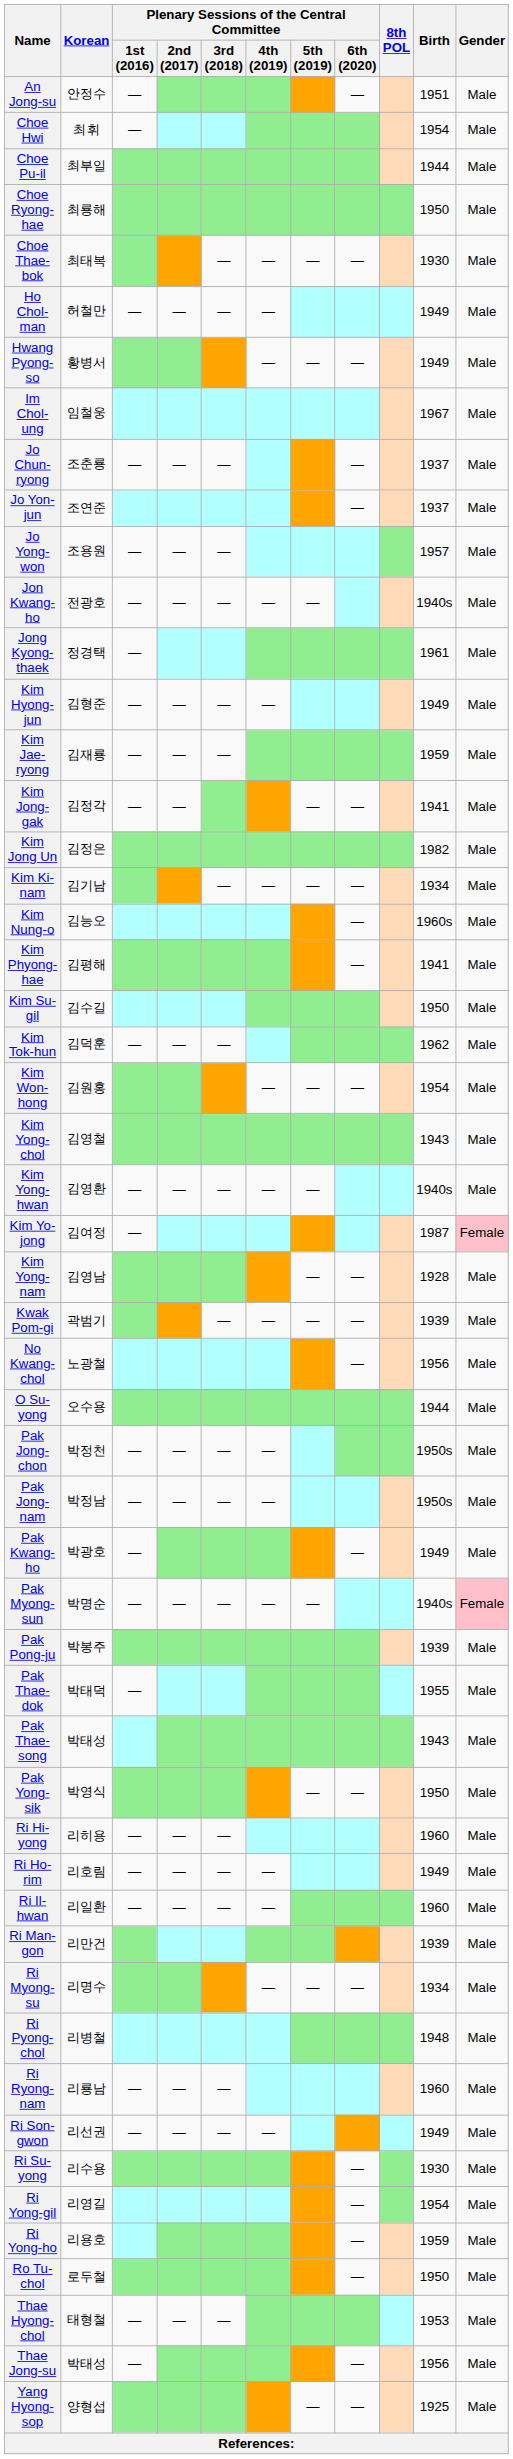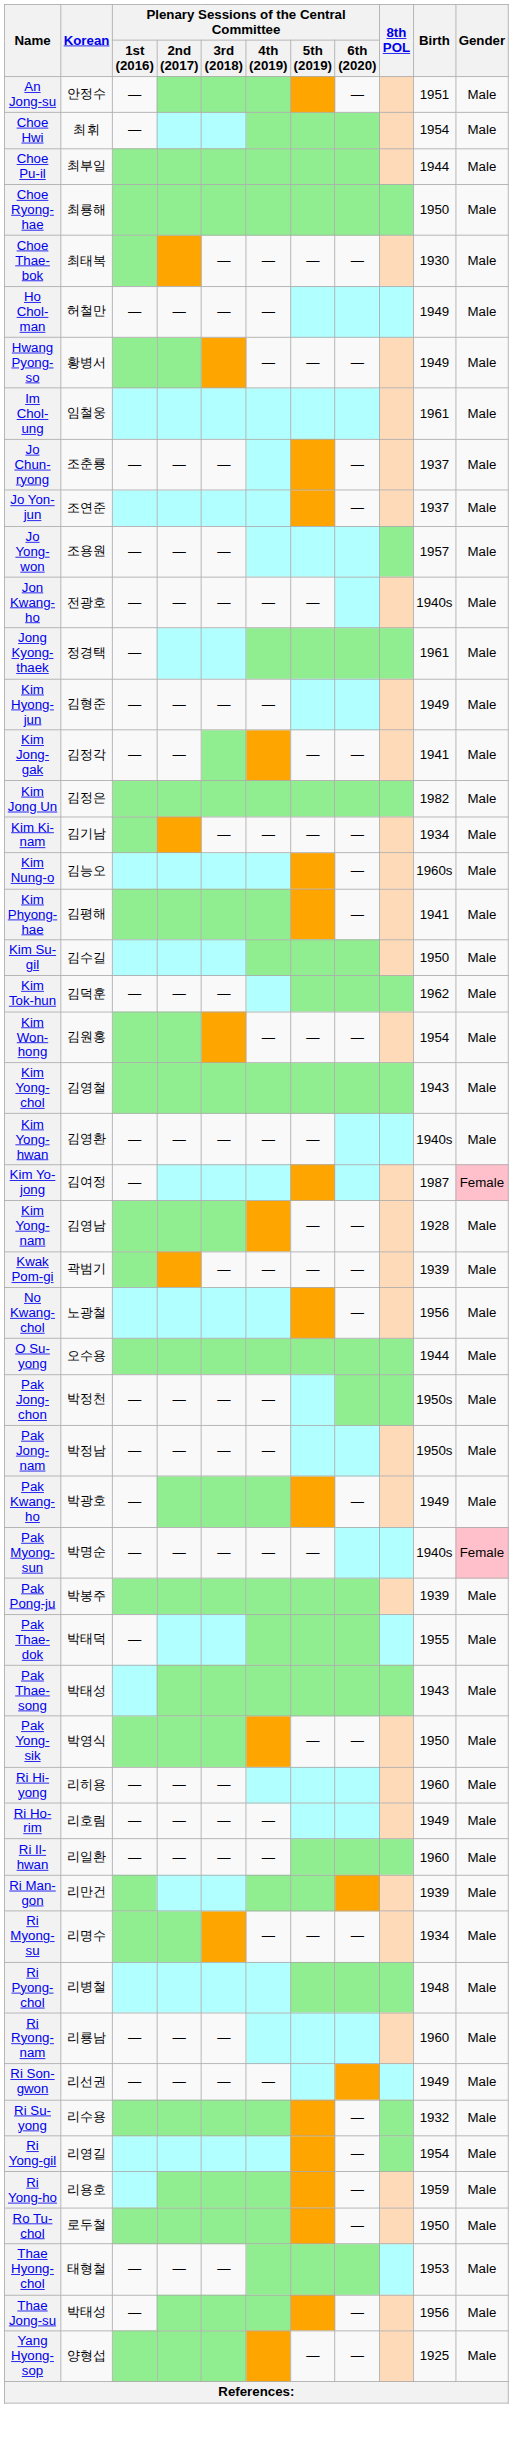(434, 413) 1967 -> (434, 413) 1961
- row: (33, 755)
(434, 2168) 1930 -> (434, 2117) 1932
